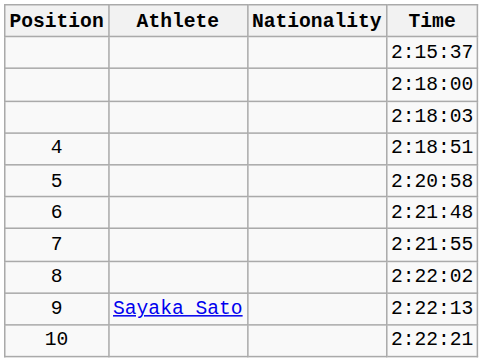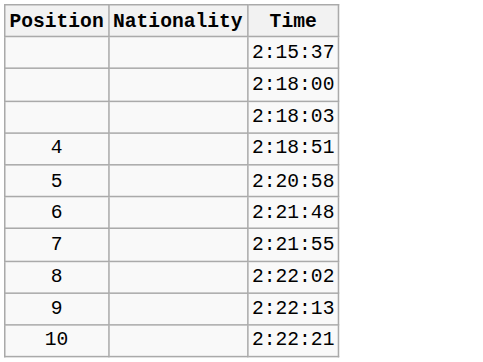- column: (178, 21)
